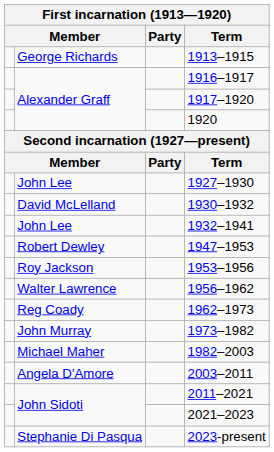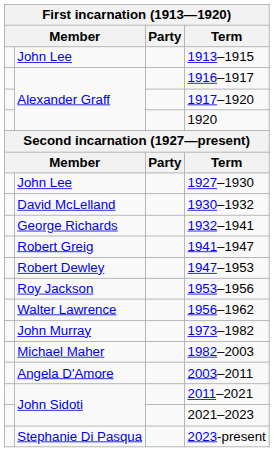(67, 57) George Richards -> (45, 57) John Lee
(45, 225) John Lee -> (67, 225) George Richards
+ row: (221, 246)
- row: (221, 309)
